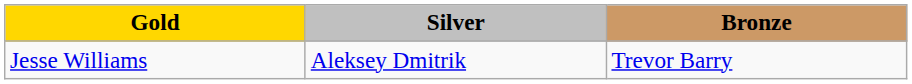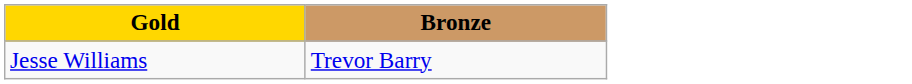- column: (456, 22)
